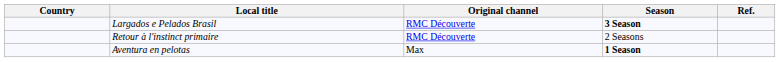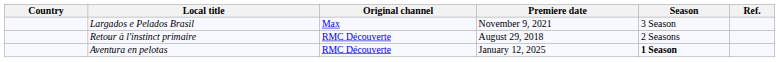+ column: (558, 11)
(441, 24) RMC Découverte -> (331, 24) Max
(623, 24) bold -> (658, 24) normal
(415, 50) Max -> (356, 50) RMC Découverte
